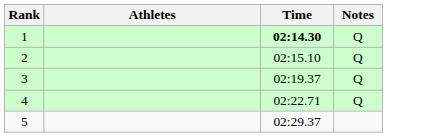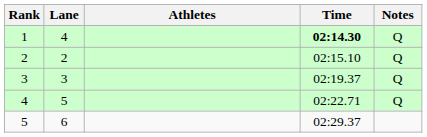+ column: (64, 15)
